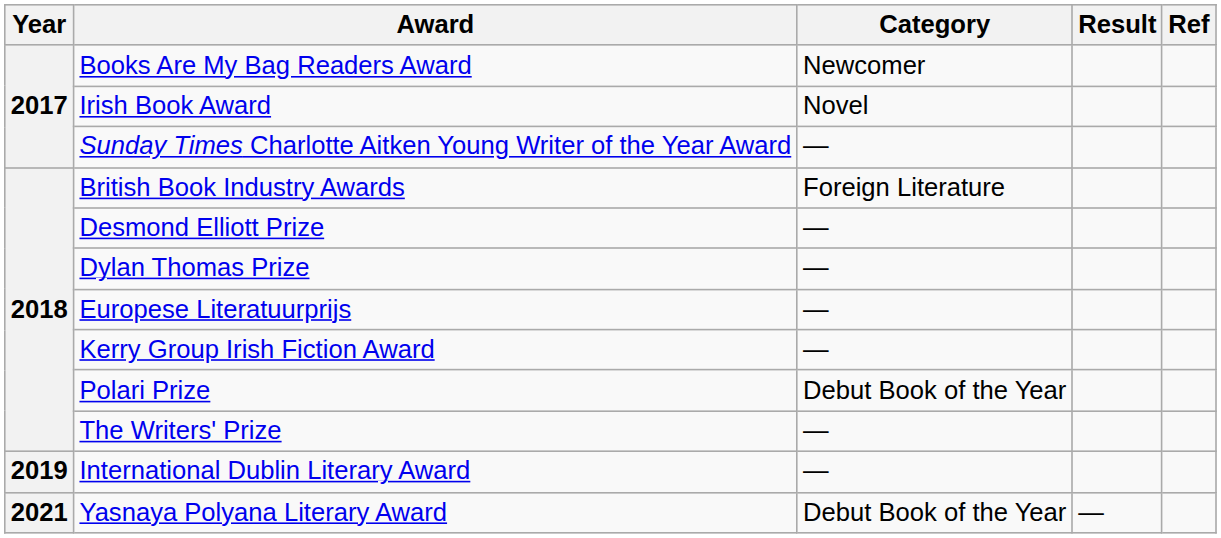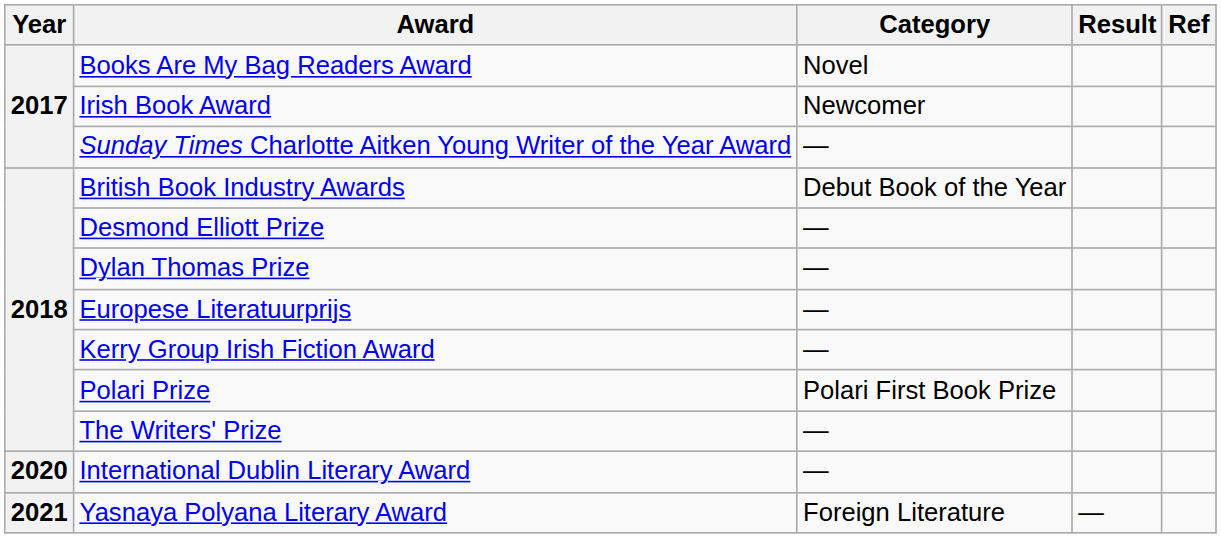(864, 65) Newcomer -> (836, 65) Novel
(836, 106) Novel -> (864, 106) Newcomer
(904, 187) Foreign Literature -> (935, 187) Debut Book of the Year
(935, 390) Debut Book of the Year -> (930, 390) Polari First Book Prize
(39, 471) 2019 -> (39, 471) 2020
(935, 512) Debut Book of the Year -> (904, 512) Foreign Literature
